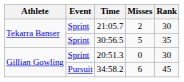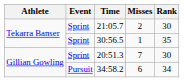(140, 41) 5 -> (140, 41) 1
(140, 55) 0 -> (140, 55) 7
(167, 70) 45 -> (167, 70) 34
